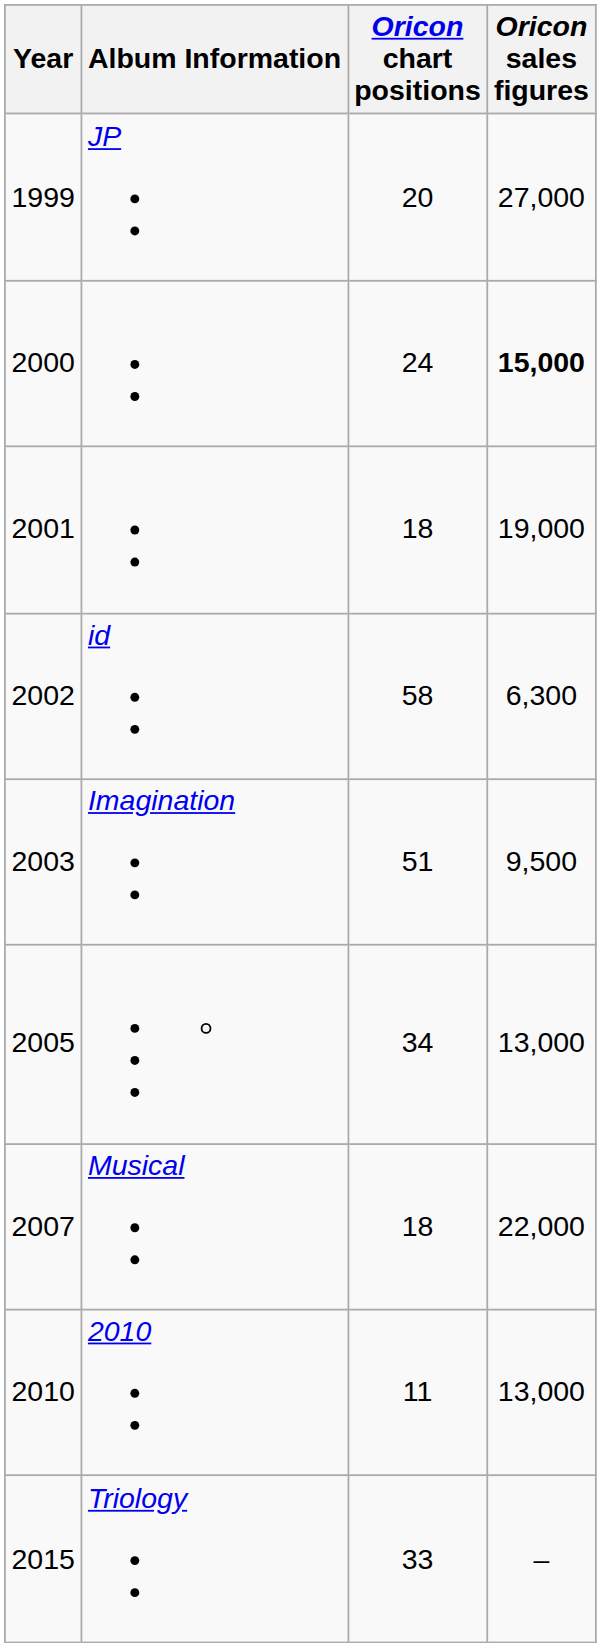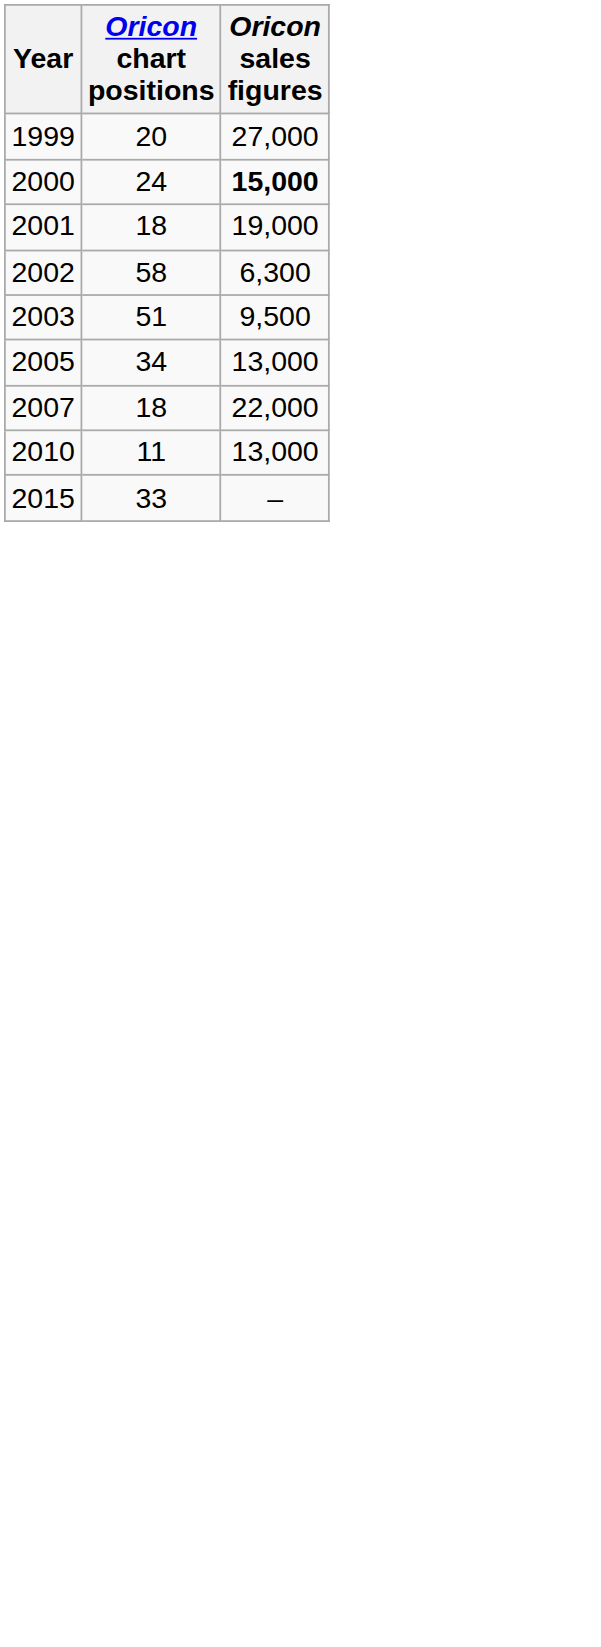- column: (215, 59)
